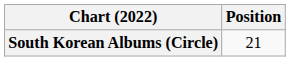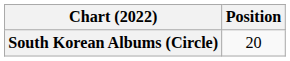(253, 42) 21 -> (253, 42) 20
